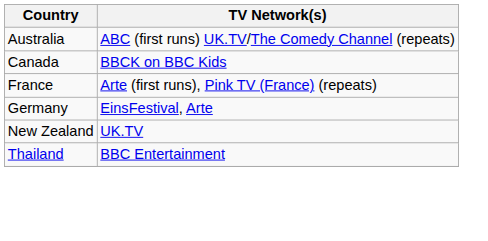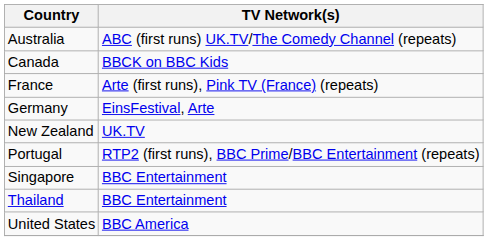+ row: (35, 154)
+ row: (41, 177)
+ row: (52, 223)
